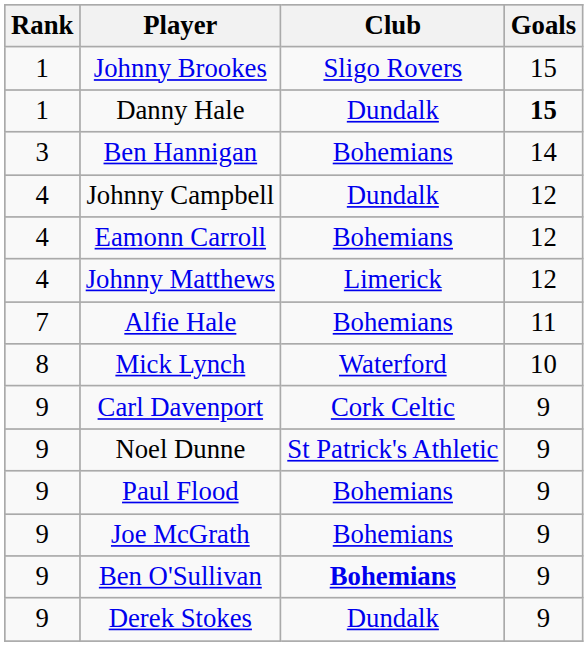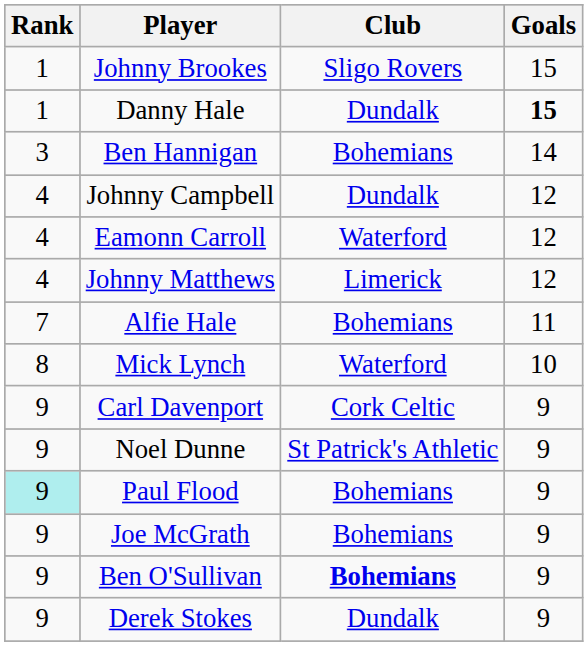(393, 237) Bohemians -> (393, 237) Waterford
(42, 491) no background -> (42, 491) paleturquoise background
